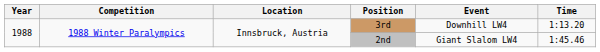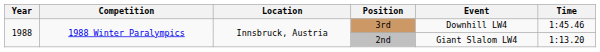(567, 25) 1:13.20 -> (567, 25) 1:45.46
(567, 39) 1:45.46 -> (567, 39) 1:13.20
